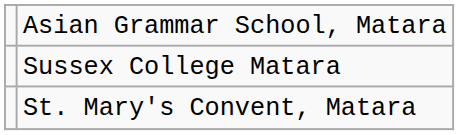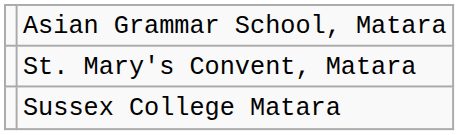rows swapped: (220, 108) <-> (182, 67)
